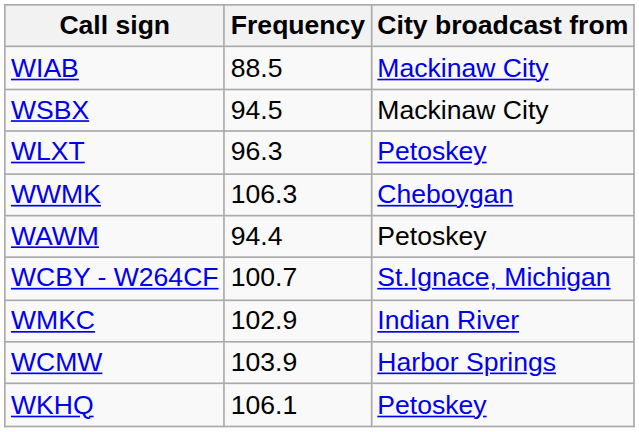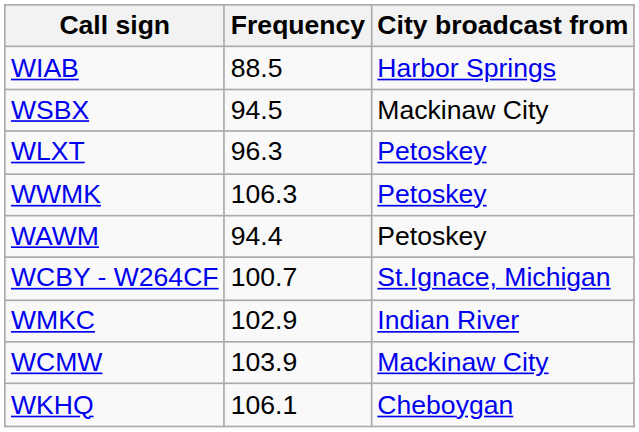(463, 67) Mackinaw City -> (467, 67) Harbor Springs
(445, 194) Cheboygan -> (432, 194) Petoskey
(467, 362) Harbor Springs -> (463, 362) Mackinaw City
(432, 404) Petoskey -> (445, 404) Cheboygan
